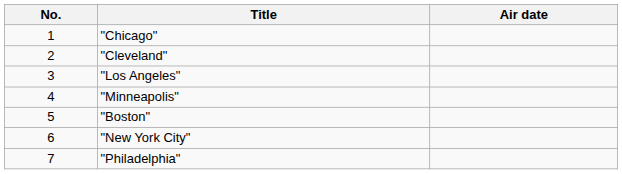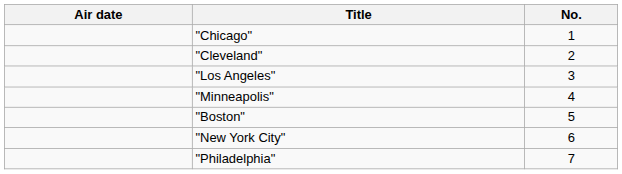columns swapped: (51, 14) <-> (524, 14)
